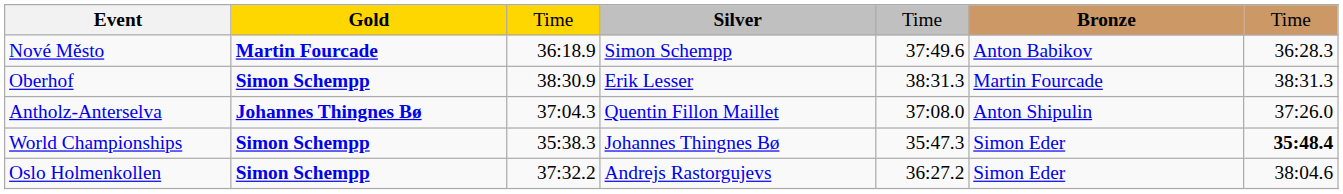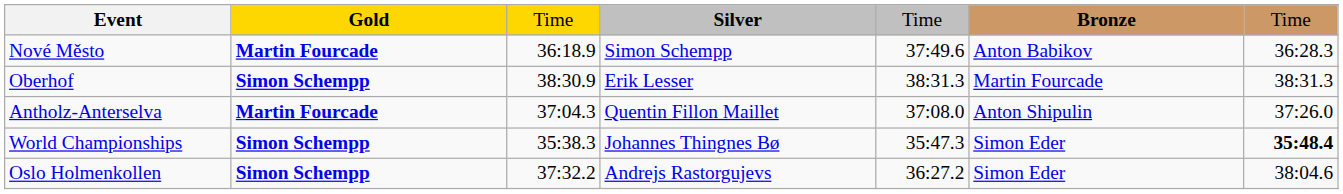(329, 111) Johannes Thingnes Bø -> (307, 111) Martin Fourcade
